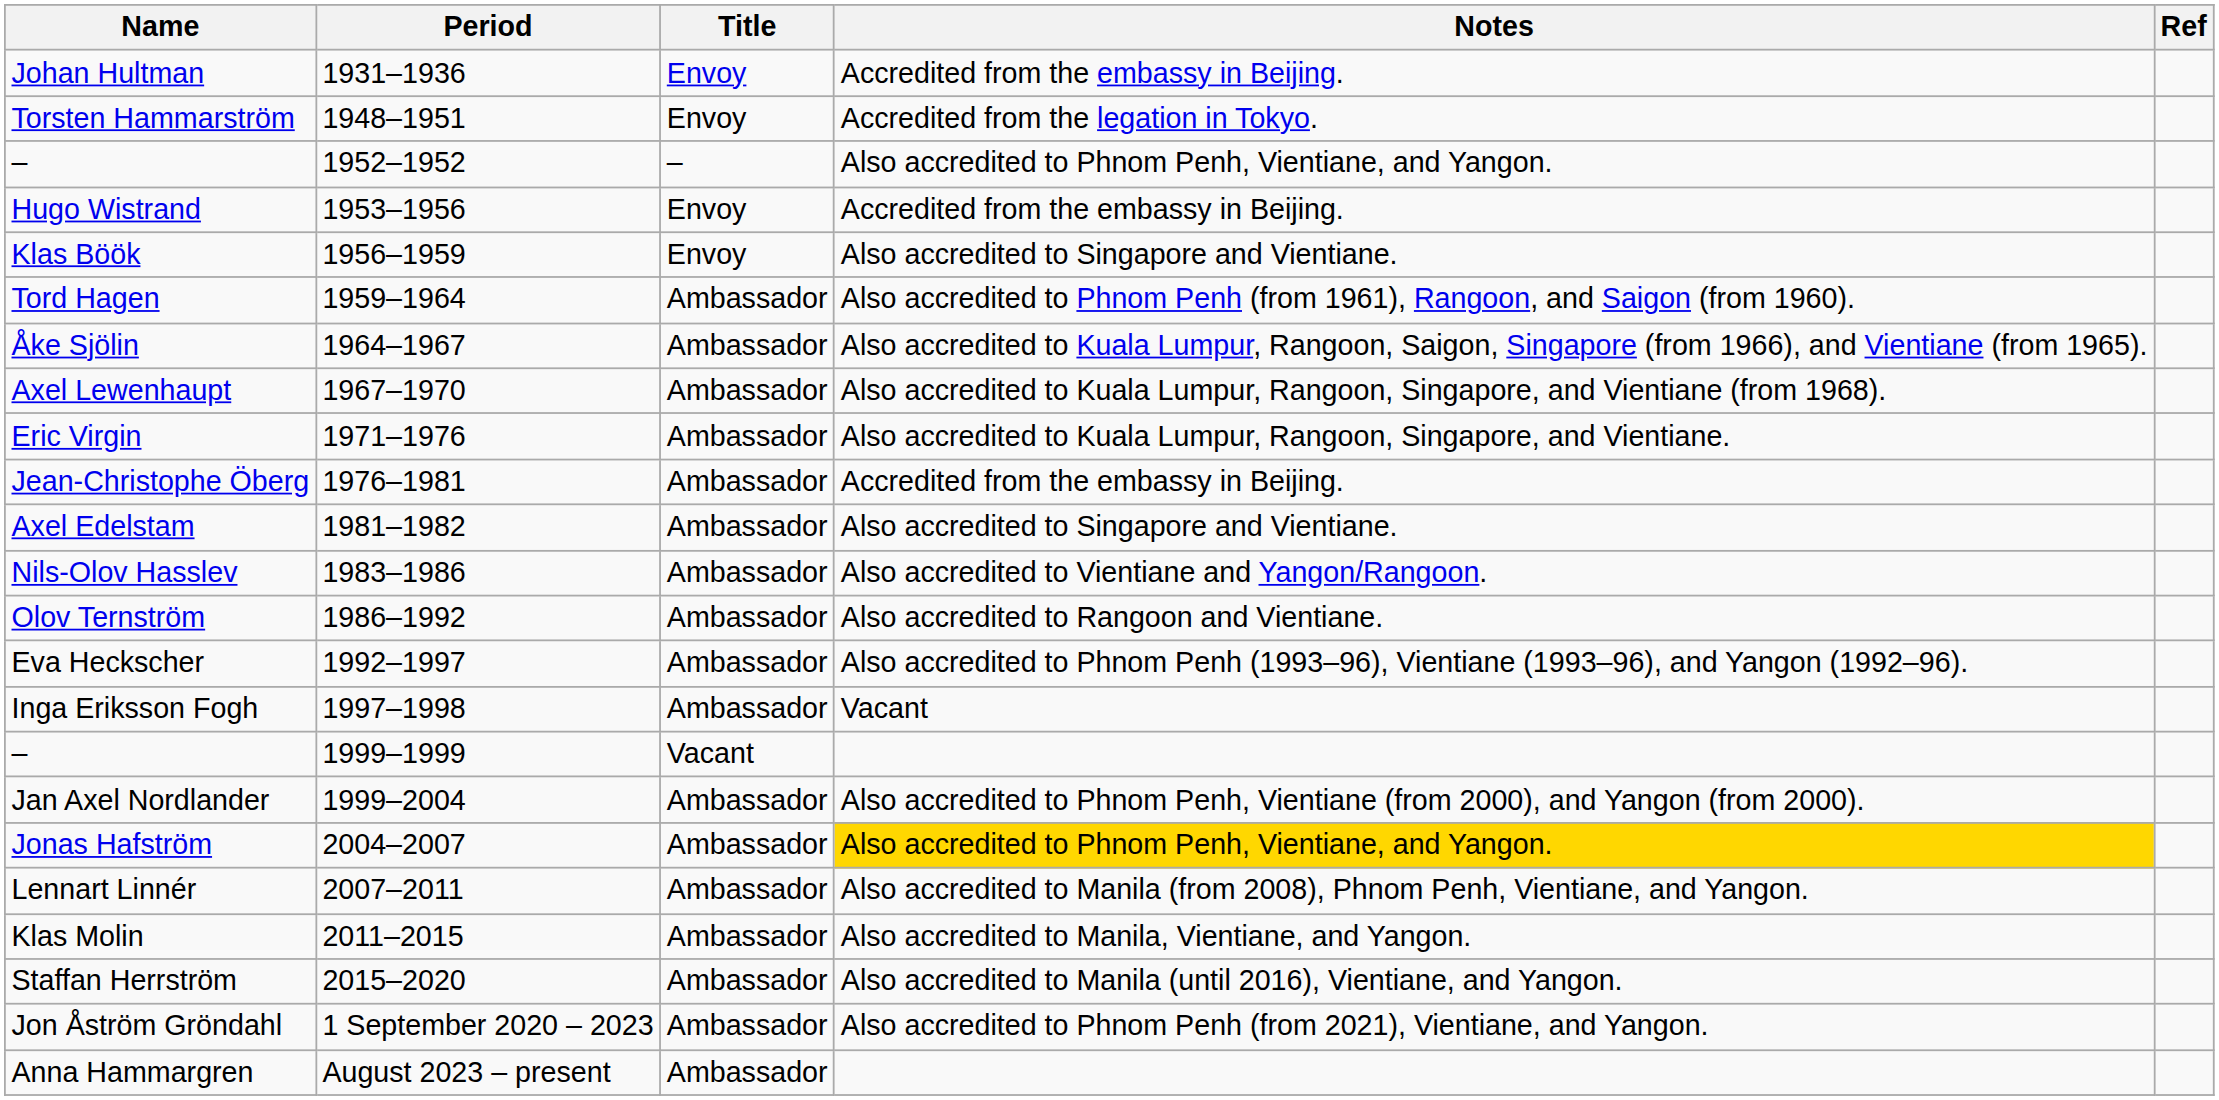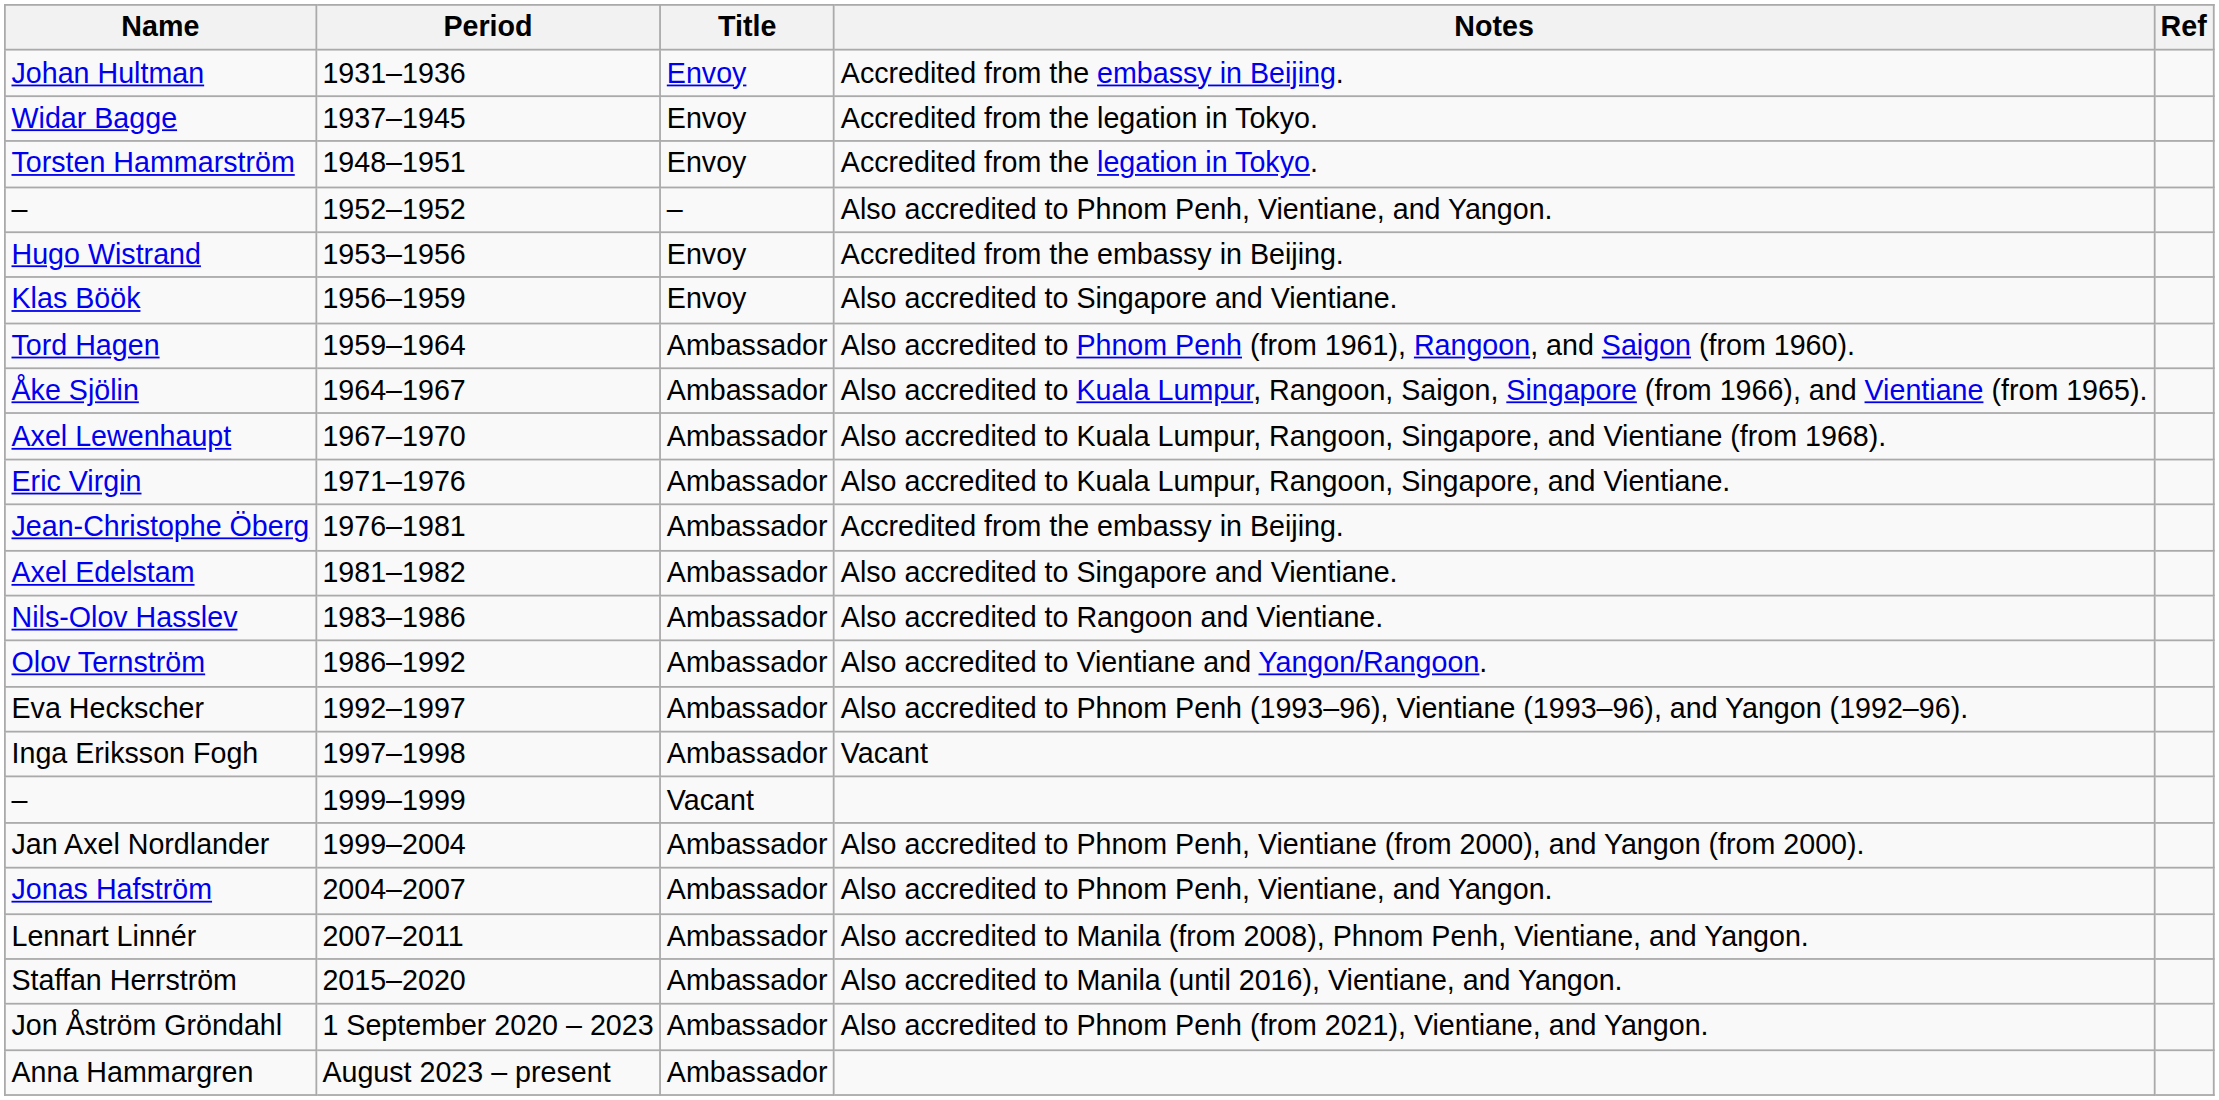+ row: (94, 118)
(1164, 572) Also accredited to Vientiane and Yangon/Rangoon. -> (1112, 617) Also accredited to Rangoon and Vientiane.
(1112, 617) Also accredited to Rangoon and Vientiane. -> (1164, 663) Also accredited to Vientiane and Yangon/Rangoon.
(1197, 844) gold background -> (1197, 890) no background
- row: (78, 935)
